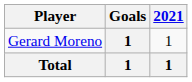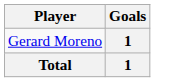- column: (168, 16)
